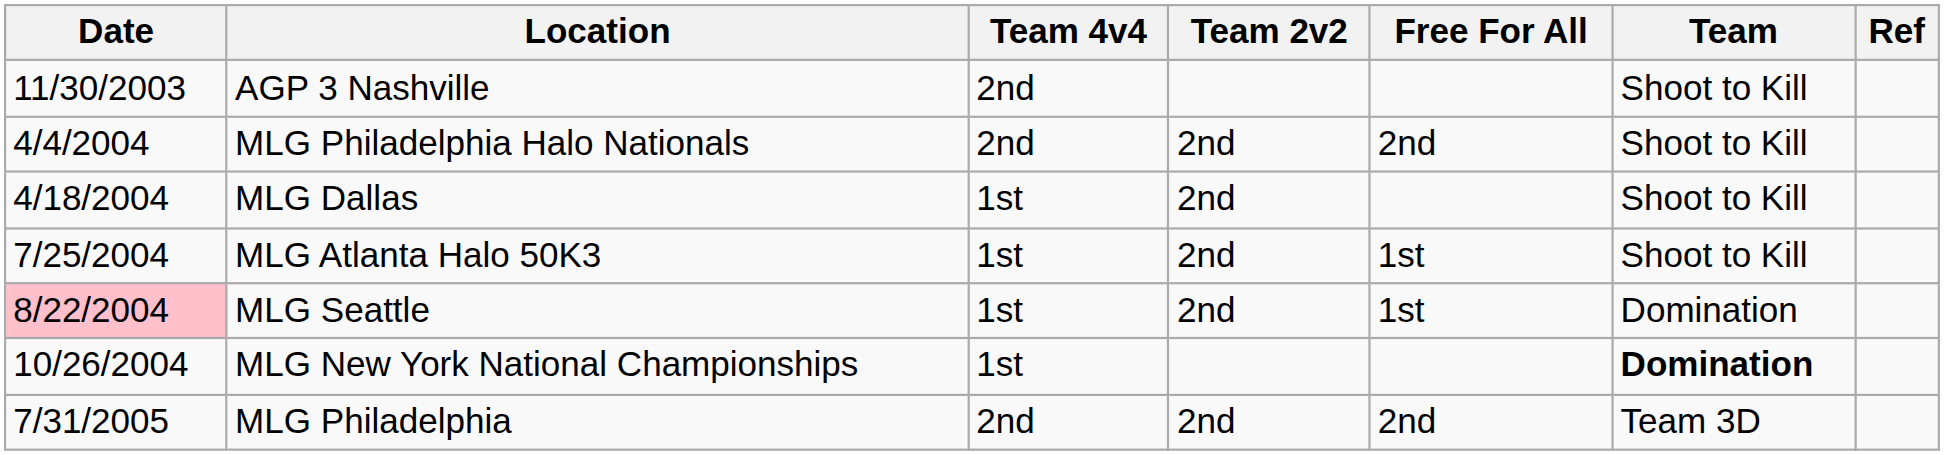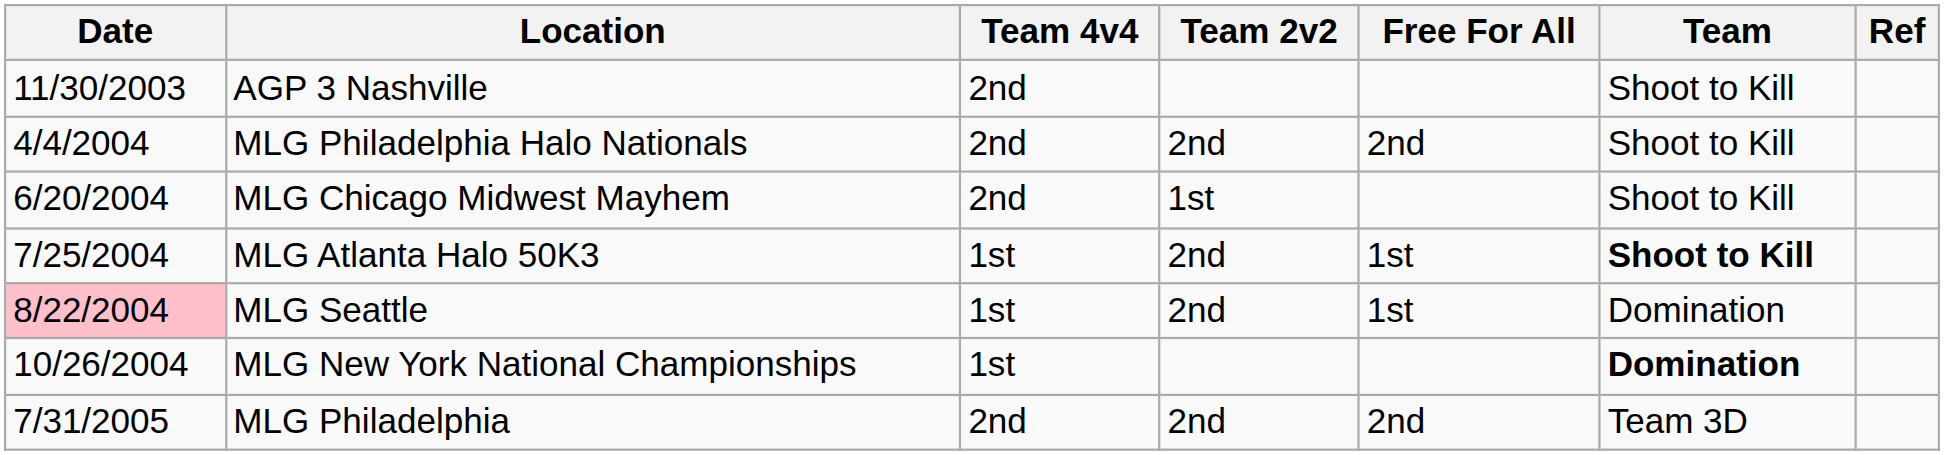- row: (327, 198)
+ row: (482, 198)
(1714, 254) normal -> (1711, 254) bold
